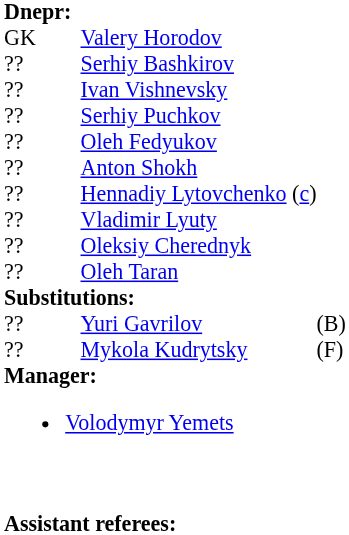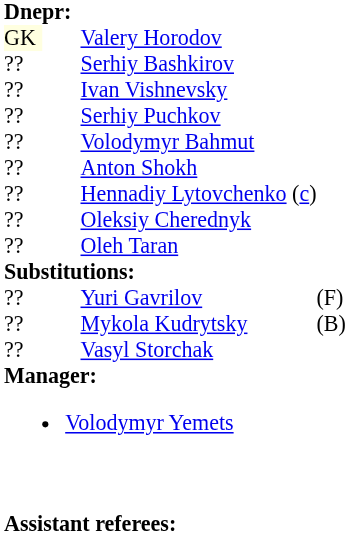(20, 37) no background -> (20, 37) lightyellow background
- row: (149, 141)
+ row: (167, 141)
- row: (149, 219)
(331, 323) (B) -> (330, 297) (F)
(330, 349) (F) -> (331, 323) (B)
+ row: (147, 349)
